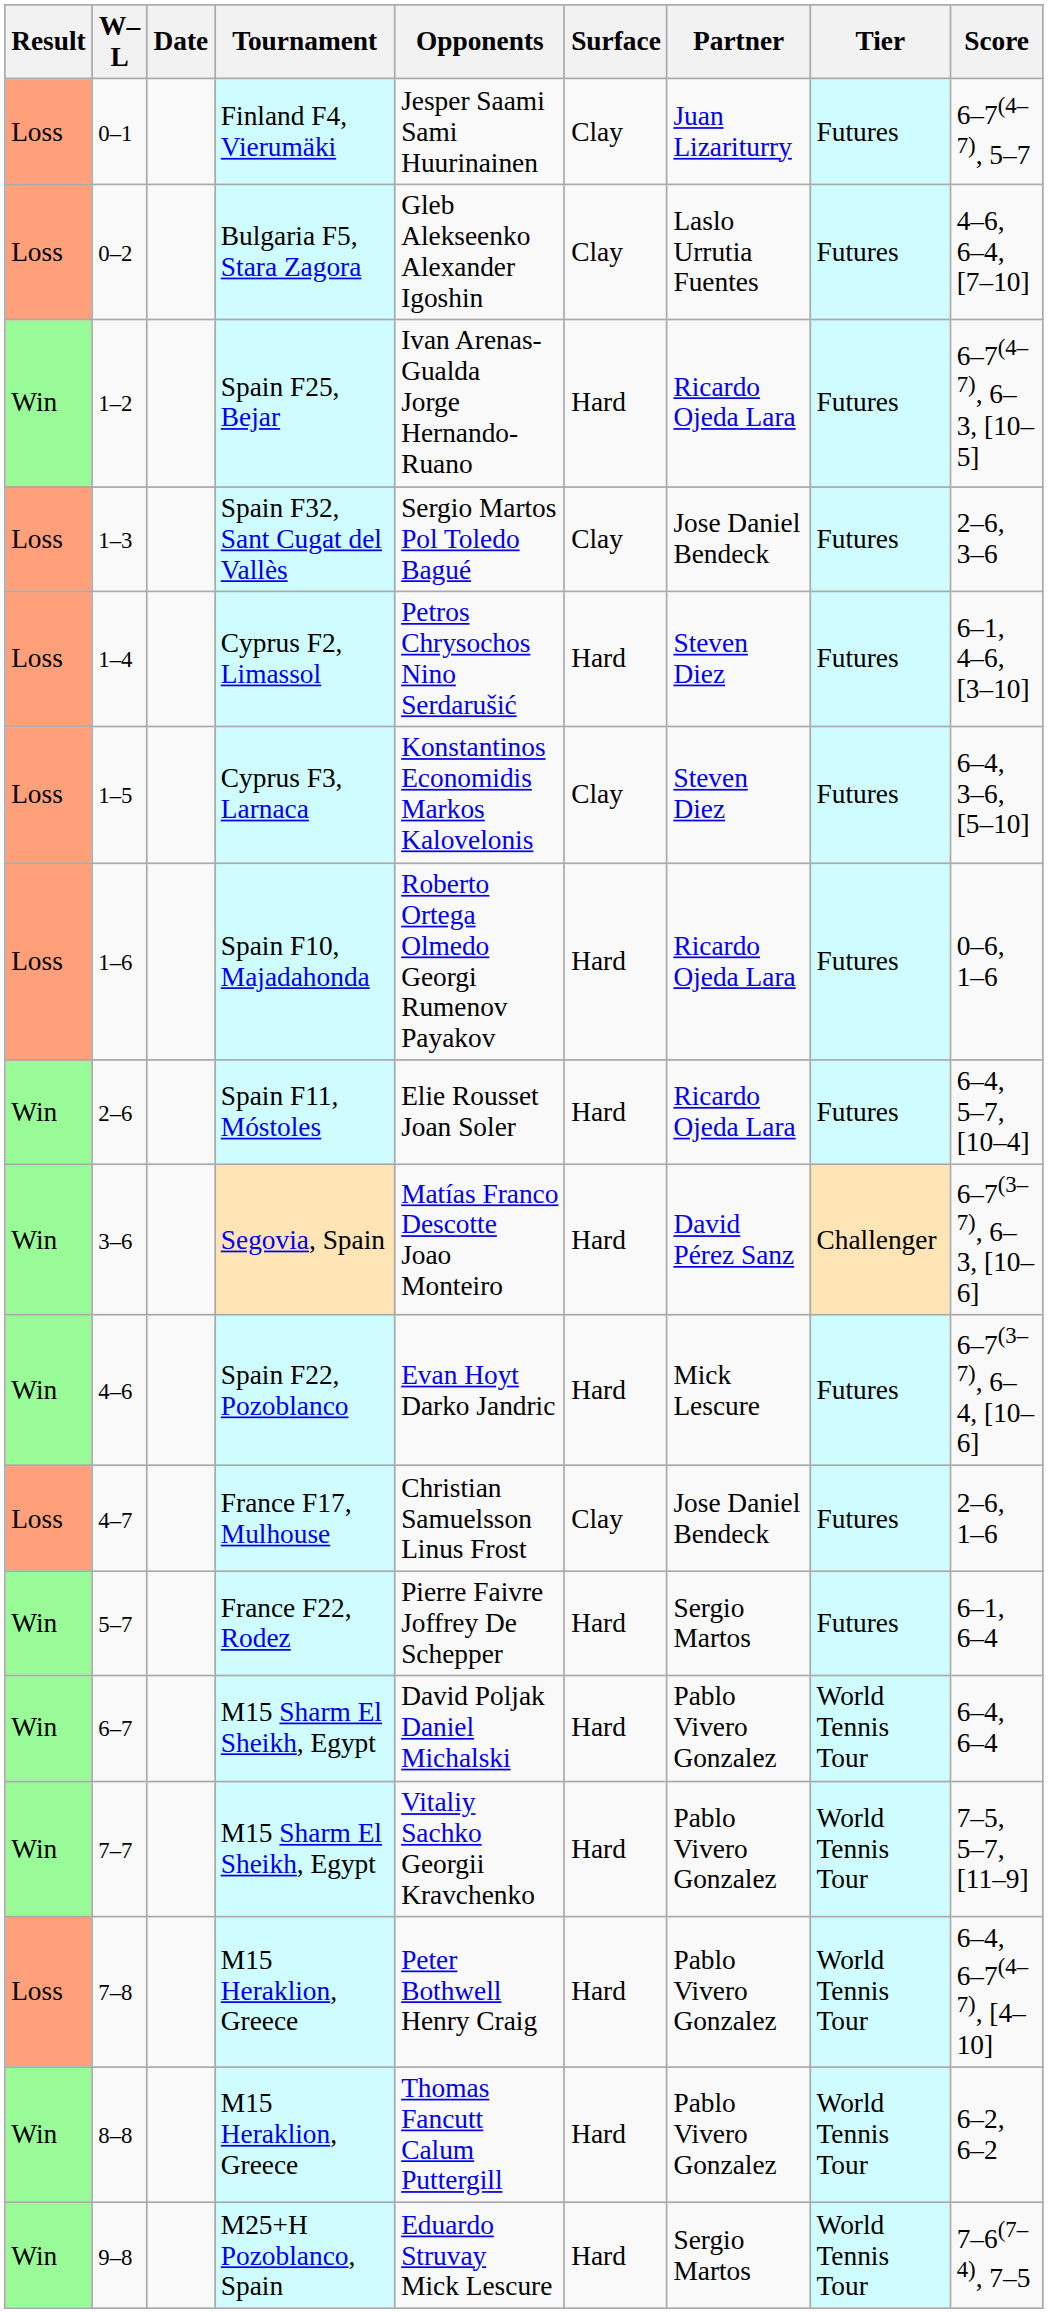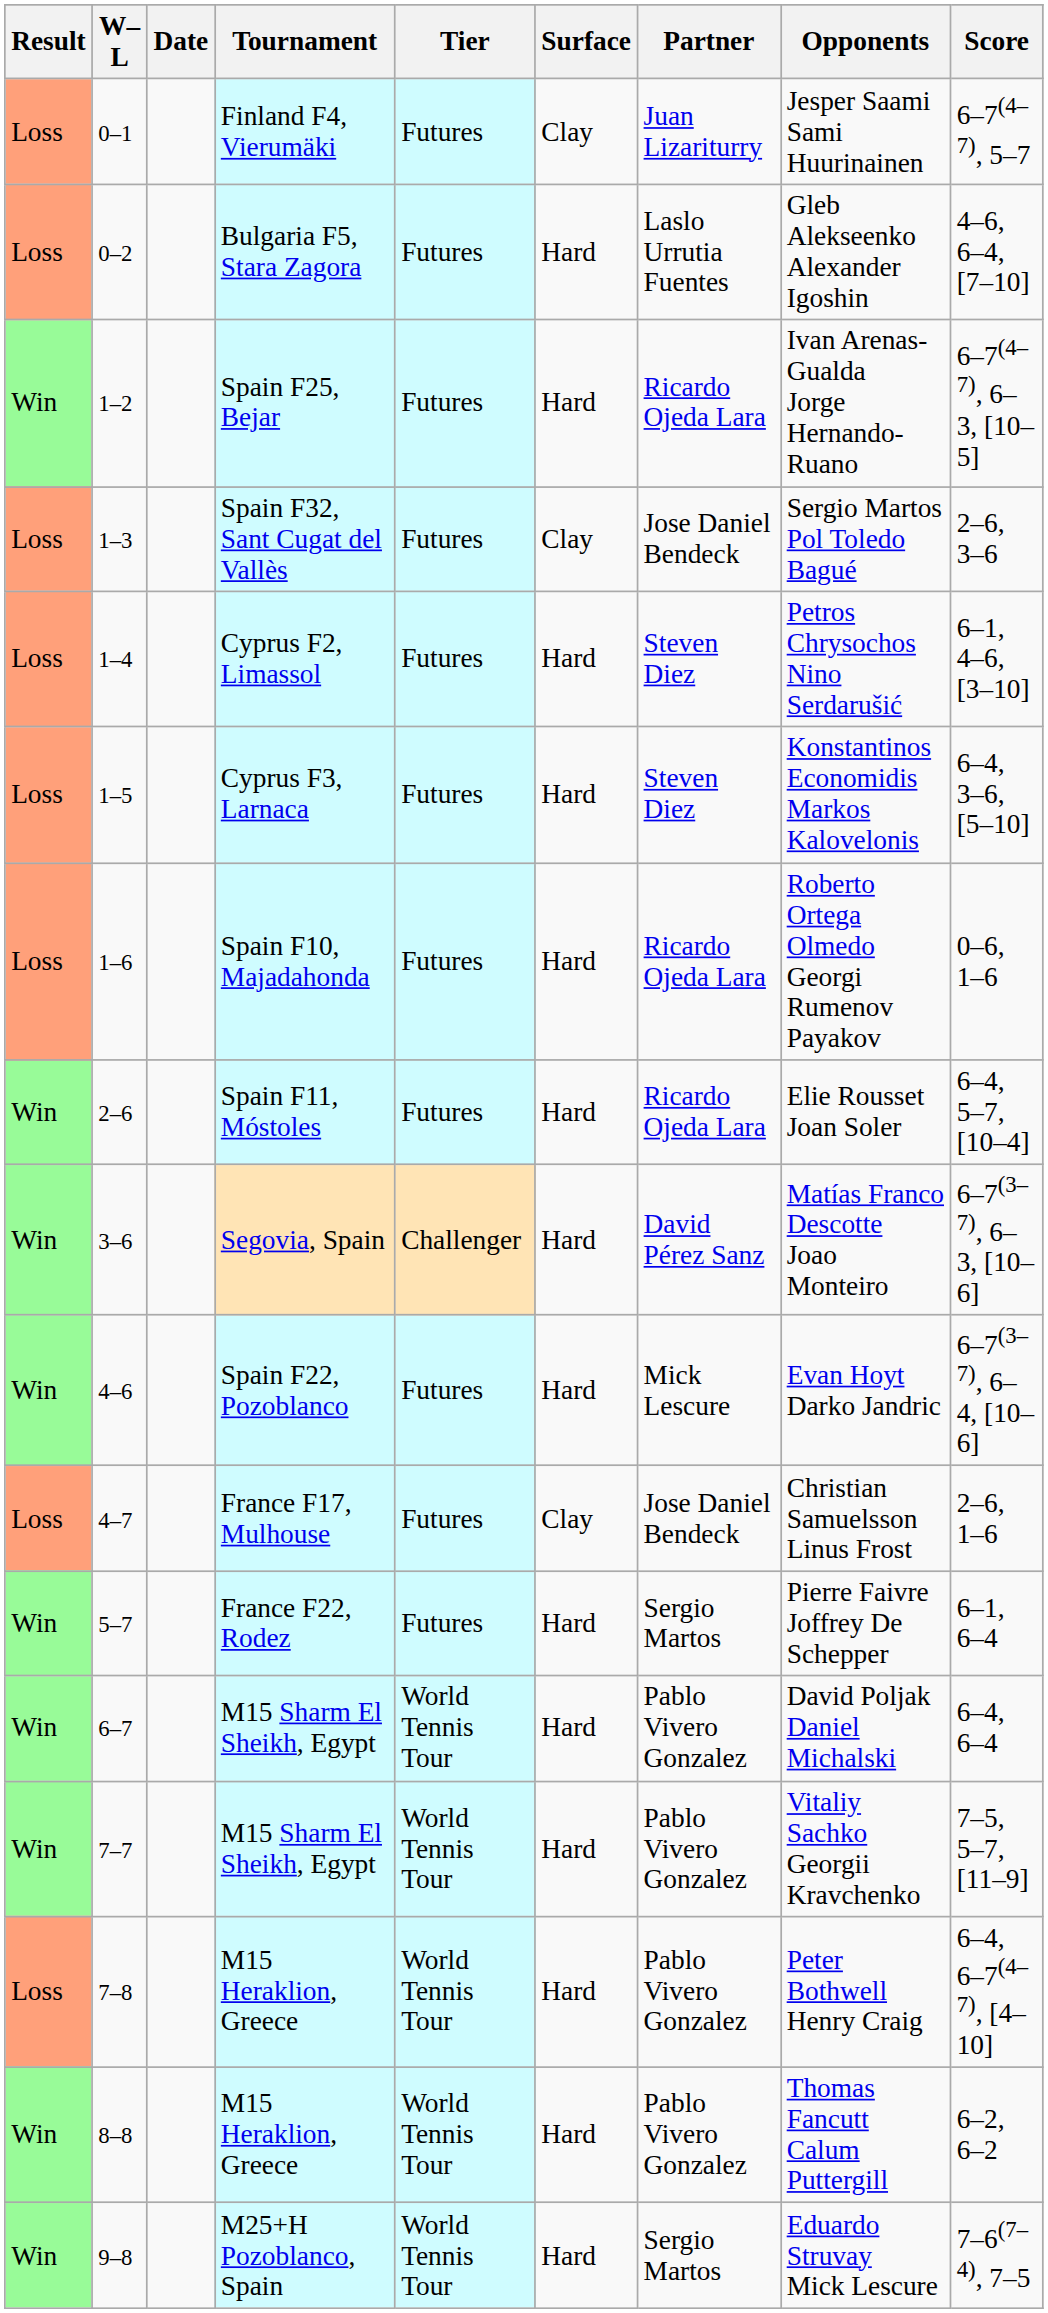columns swapped: (880, 41) <-> (480, 41)
(597, 251) Clay -> (569, 251) Hard
(597, 794) Clay -> (569, 794) Hard
